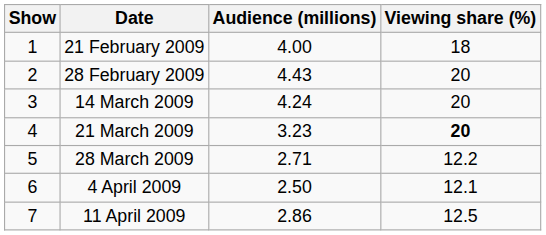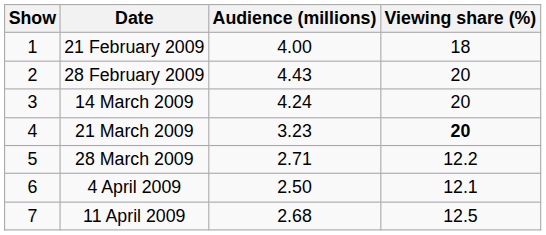(294, 215) 2.86 -> (294, 215) 2.68
